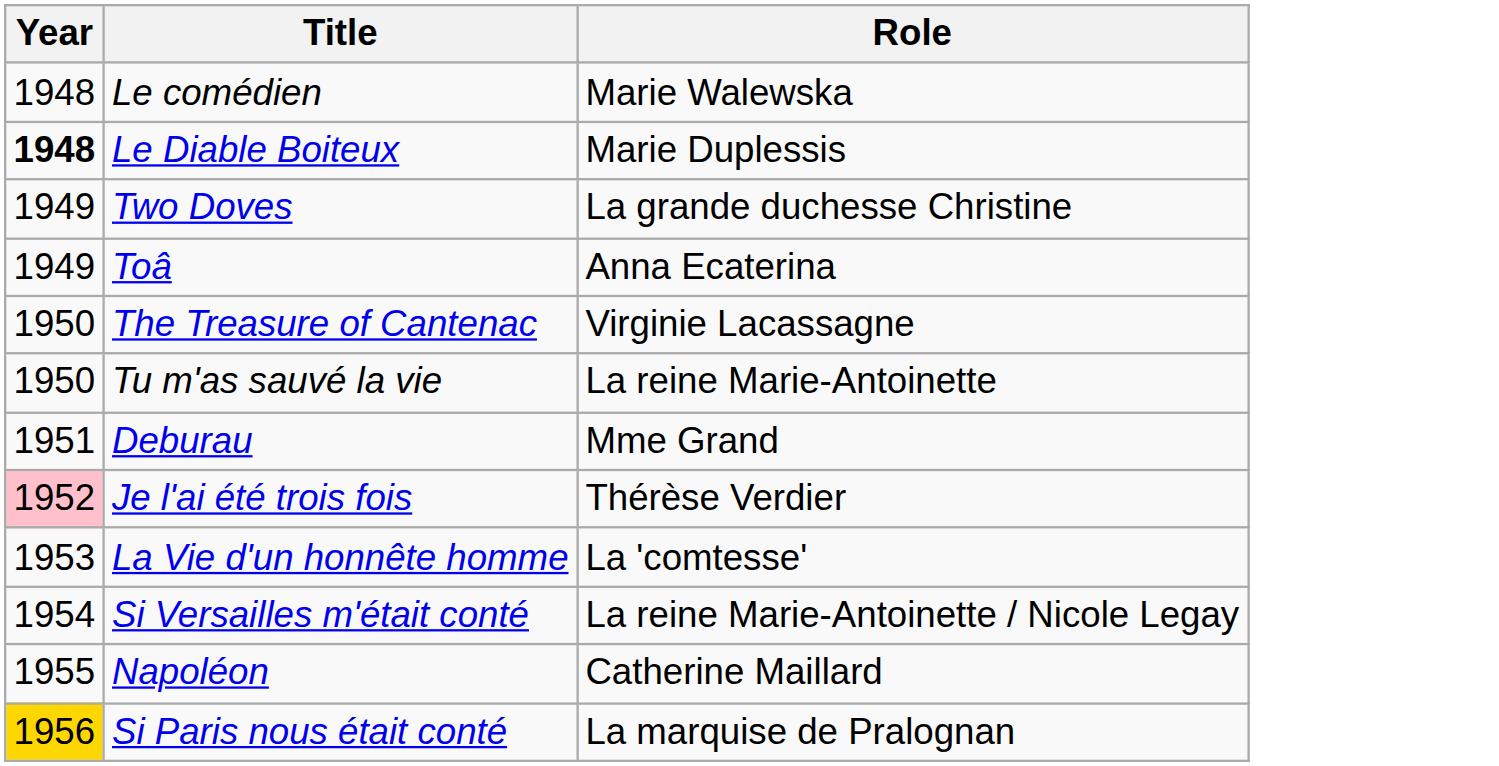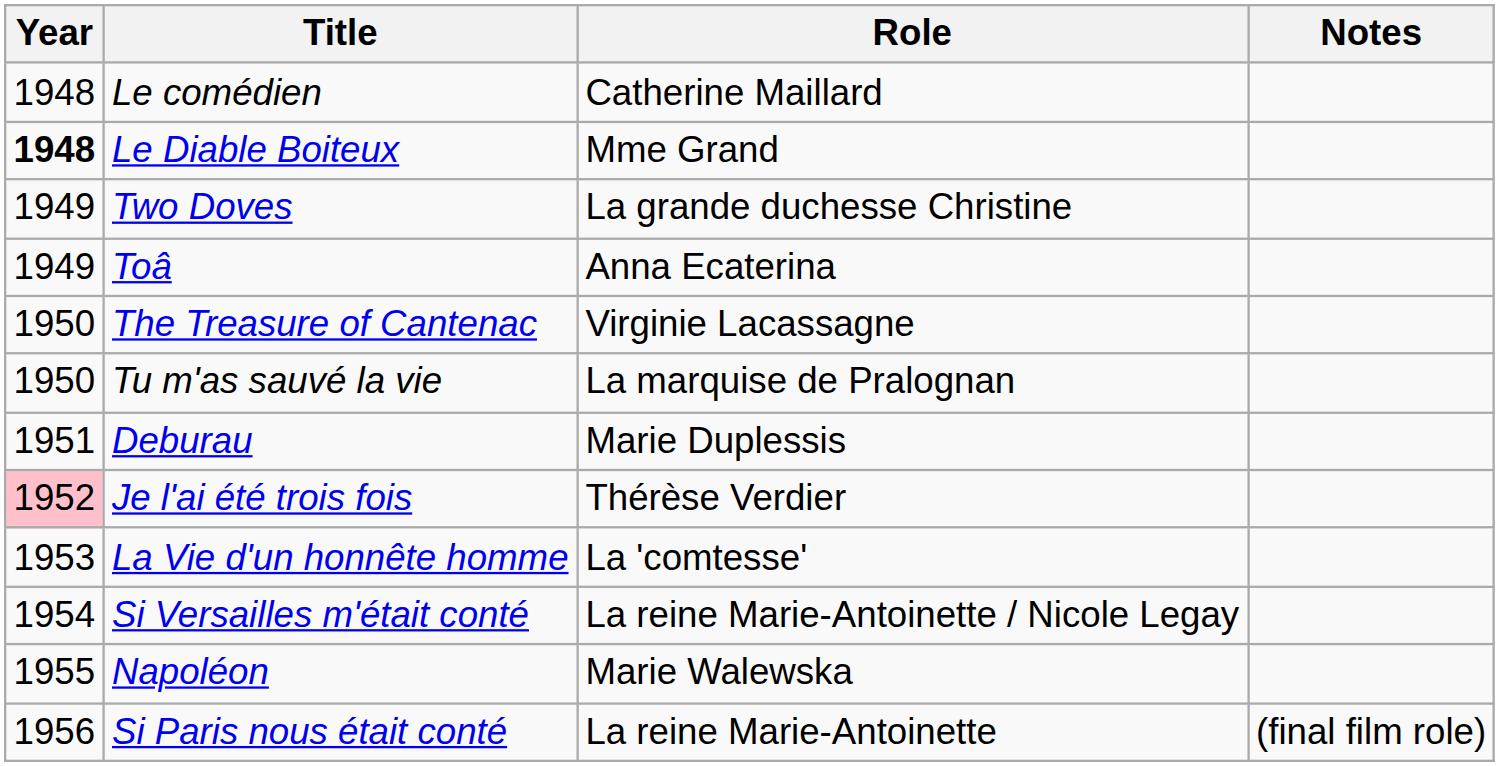+ column: (1371, 33)
(719, 91) Marie Walewska -> (734, 91) Catherine Maillard
(716, 149) Marie Duplessis -> (682, 149) Mme Grand
(791, 382) La reine Marie-Antoinette -> (800, 382) La marquise de Pralognan
(682, 440) Mme Grand -> (716, 440) Marie Duplessis
(734, 672) Catherine Maillard -> (719, 672) Marie Walewska
(54, 730) gold background -> (54, 730) no background
(800, 730) La marquise de Pralognan -> (791, 730) La reine Marie-Antoinette
